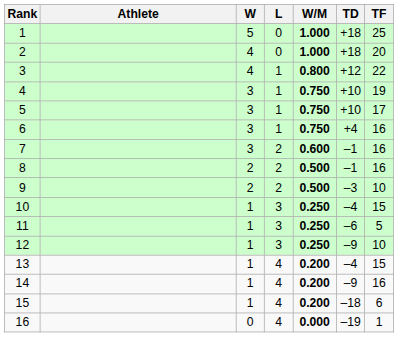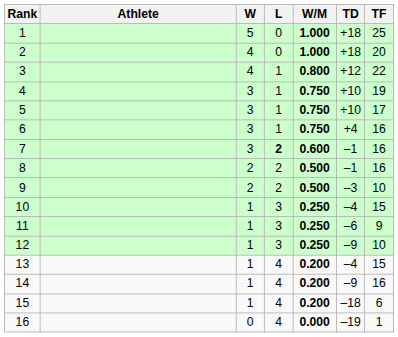(279, 149) normal -> (279, 149) bold
(379, 226) 5 -> (379, 226) 9
